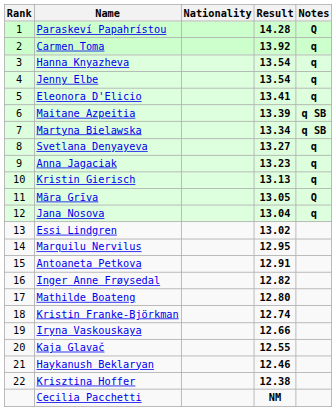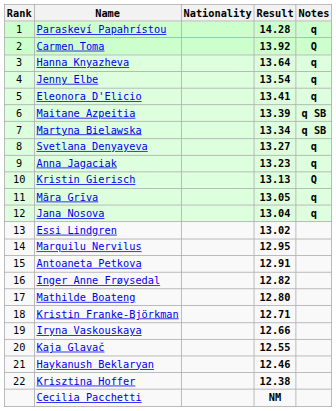(314, 30) Q -> (314, 30) q
(314, 46) q -> (314, 46) Q
(275, 63) 13.54 -> (275, 63) 13.64
(314, 180) q -> (314, 180) Q
(314, 197) Q -> (314, 197) q
(275, 314) 12.74 -> (275, 314) 12.71
